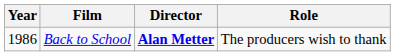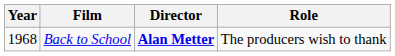(22, 39) 1986 -> (22, 39) 1968
